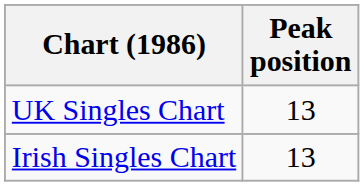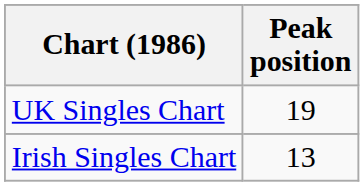(301, 109) 13 -> (301, 109) 19
